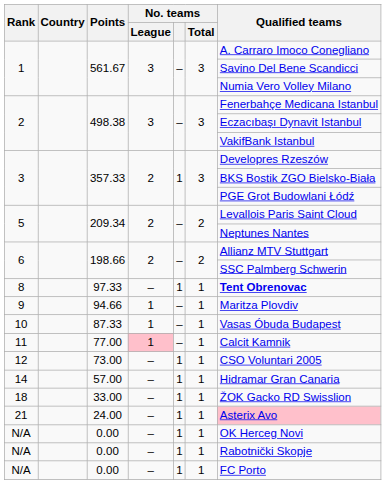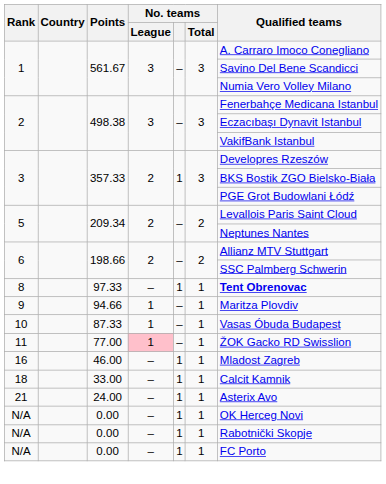(255, 342) Calcit Kamnik -> (285, 342) ŽOK Gacko RD Swisslion
- row: (21, 360)
- row: (21, 379)
+ row: (21, 360)
(285, 397) ŽOK Gacko RD Swisslion -> (255, 379) Calcit Kamnik
(249, 415) pink background -> (249, 397) no background
